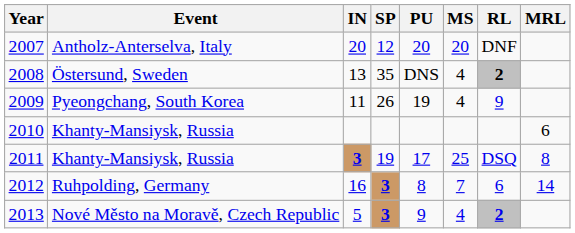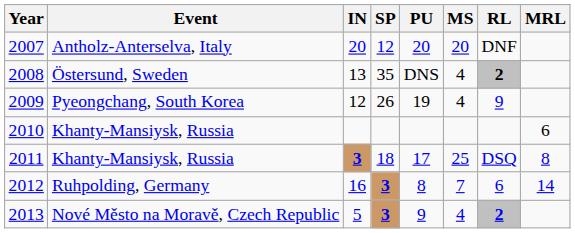(357, 102) 11 -> (357, 102) 12
(385, 158) 19 -> (385, 158) 18
